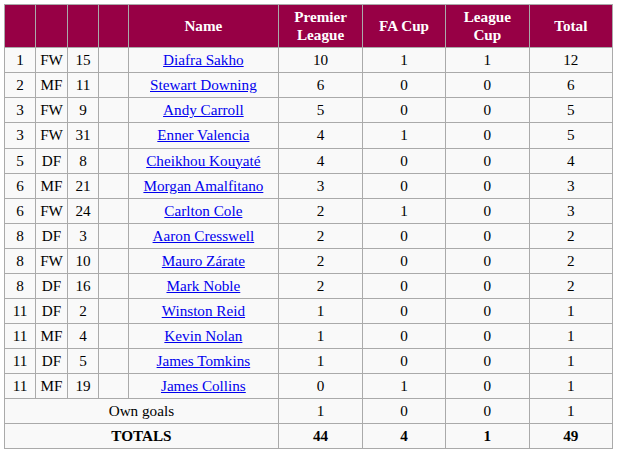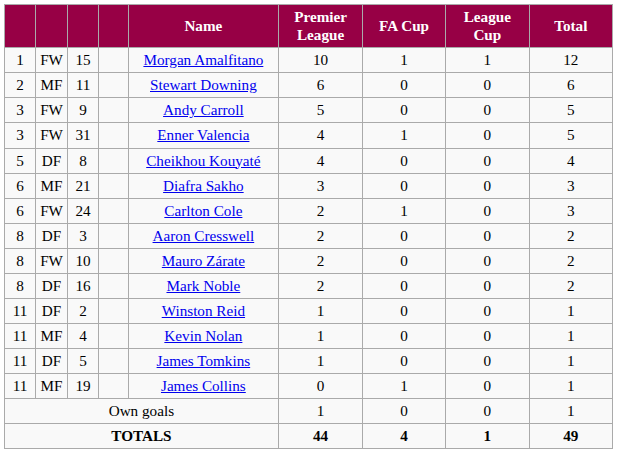(203, 60) Diafra Sakho -> (203, 60) Morgan Amalfitano
(203, 185) Morgan Amalfitano -> (203, 185) Diafra Sakho
